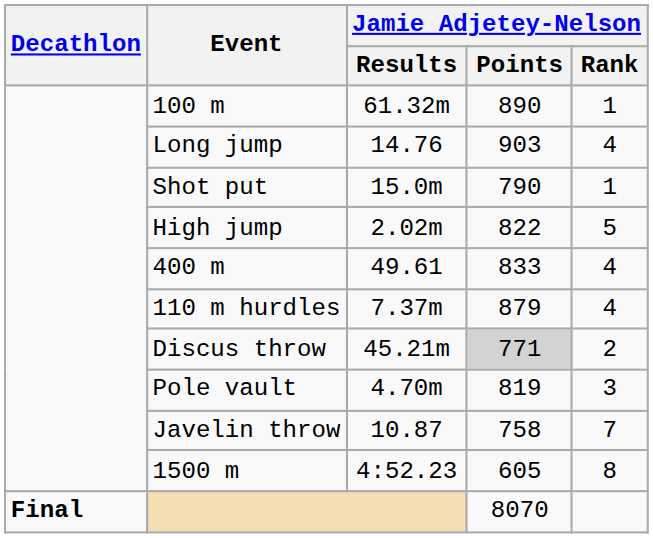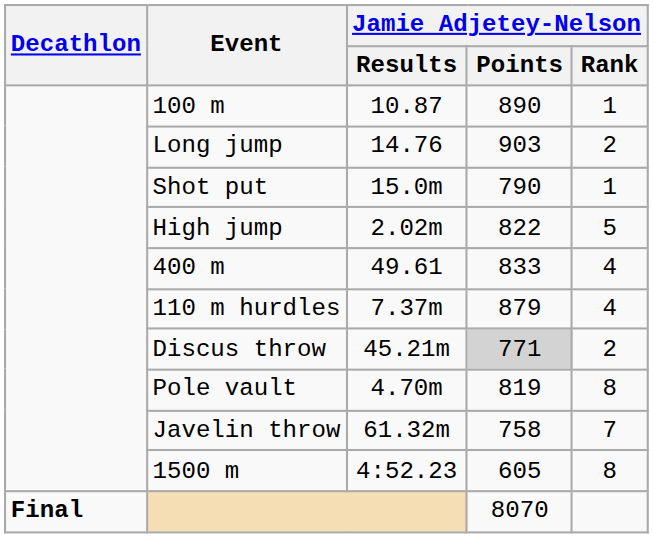(407, 106) 61.32m -> (407, 106) 10.87
(610, 146) 4 -> (610, 146) 2
(610, 389) 3 -> (610, 389) 8
(407, 430) 10.87 -> (407, 430) 61.32m
